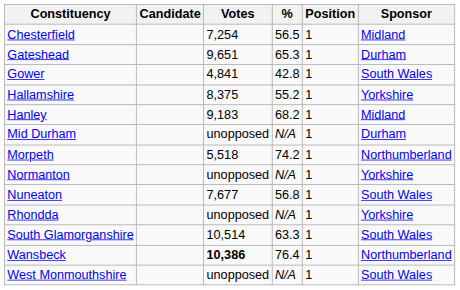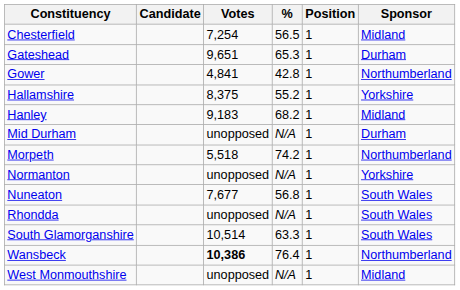(397, 74) South Wales -> (406, 74) Northumberland
(387, 214) Yorkshire -> (397, 214) South Wales
(397, 275) South Wales -> (383, 275) Midland
